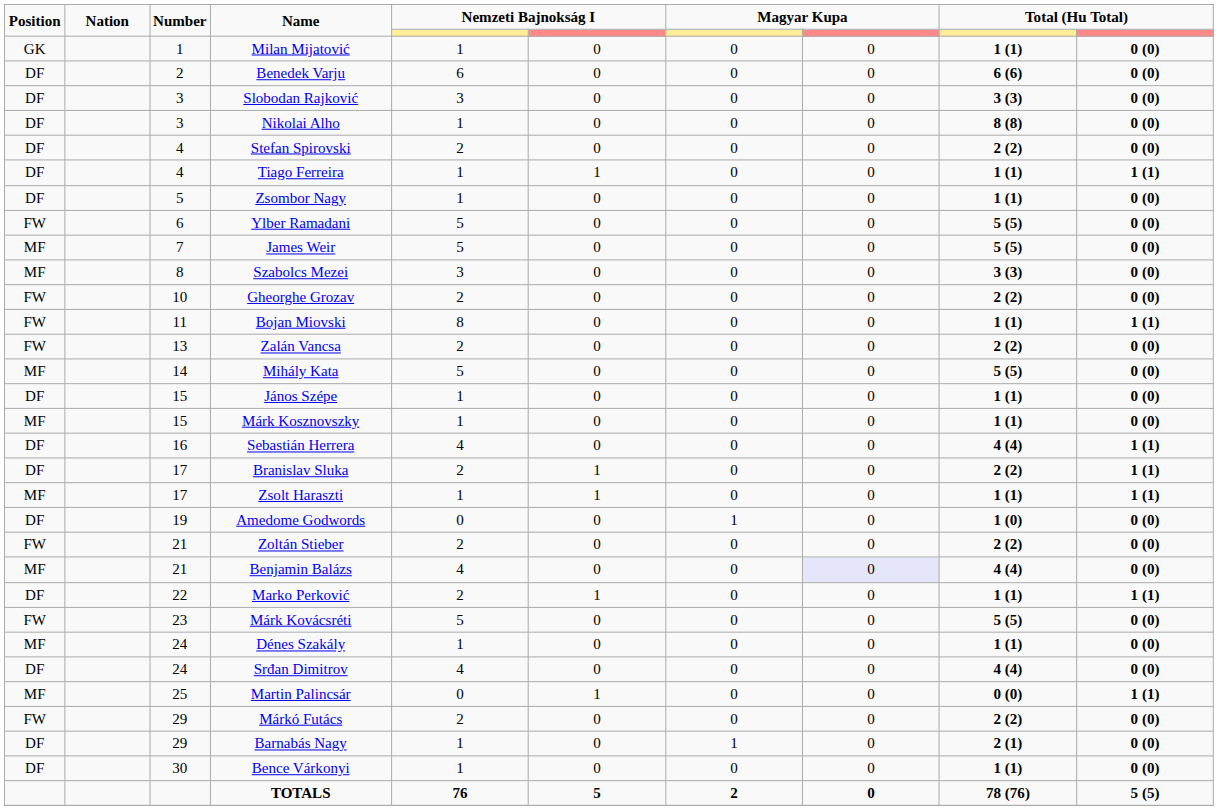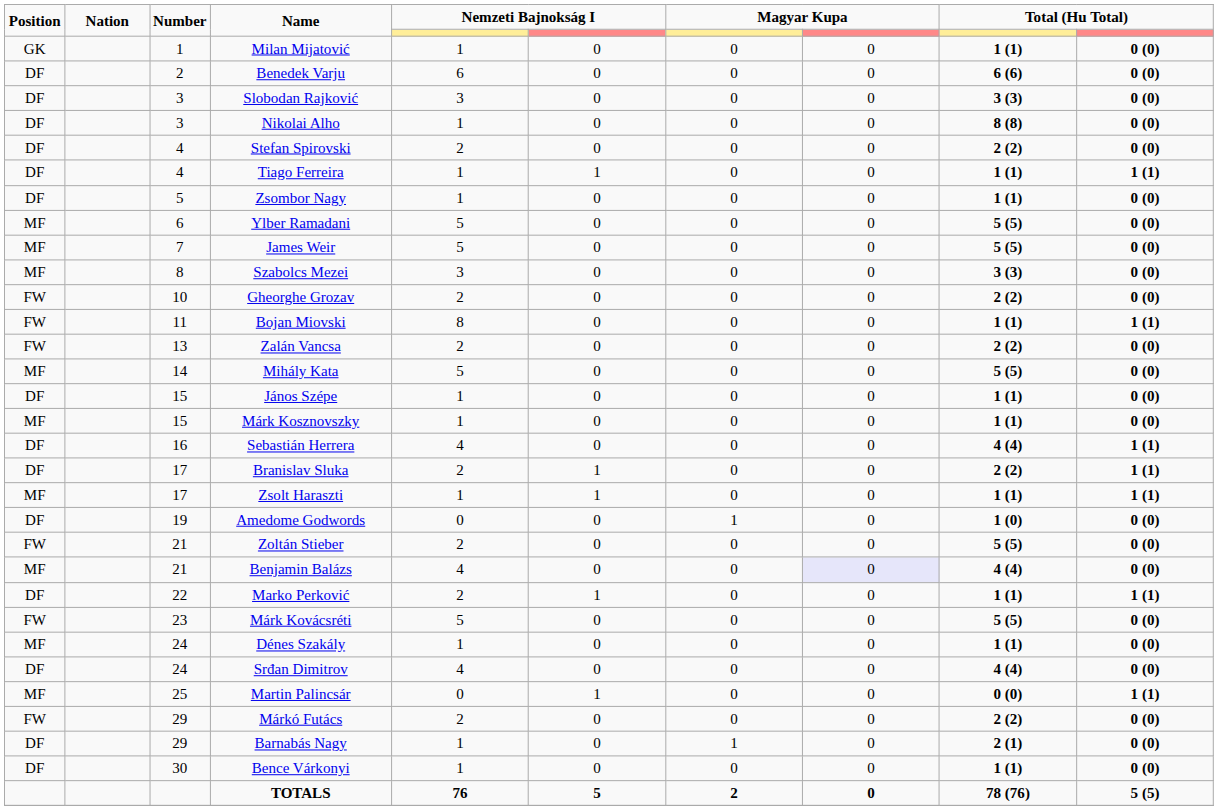(35, 222) FW -> (35, 222) MF
(1008, 545) 2 (2) -> (1008, 545) 5 (5)
